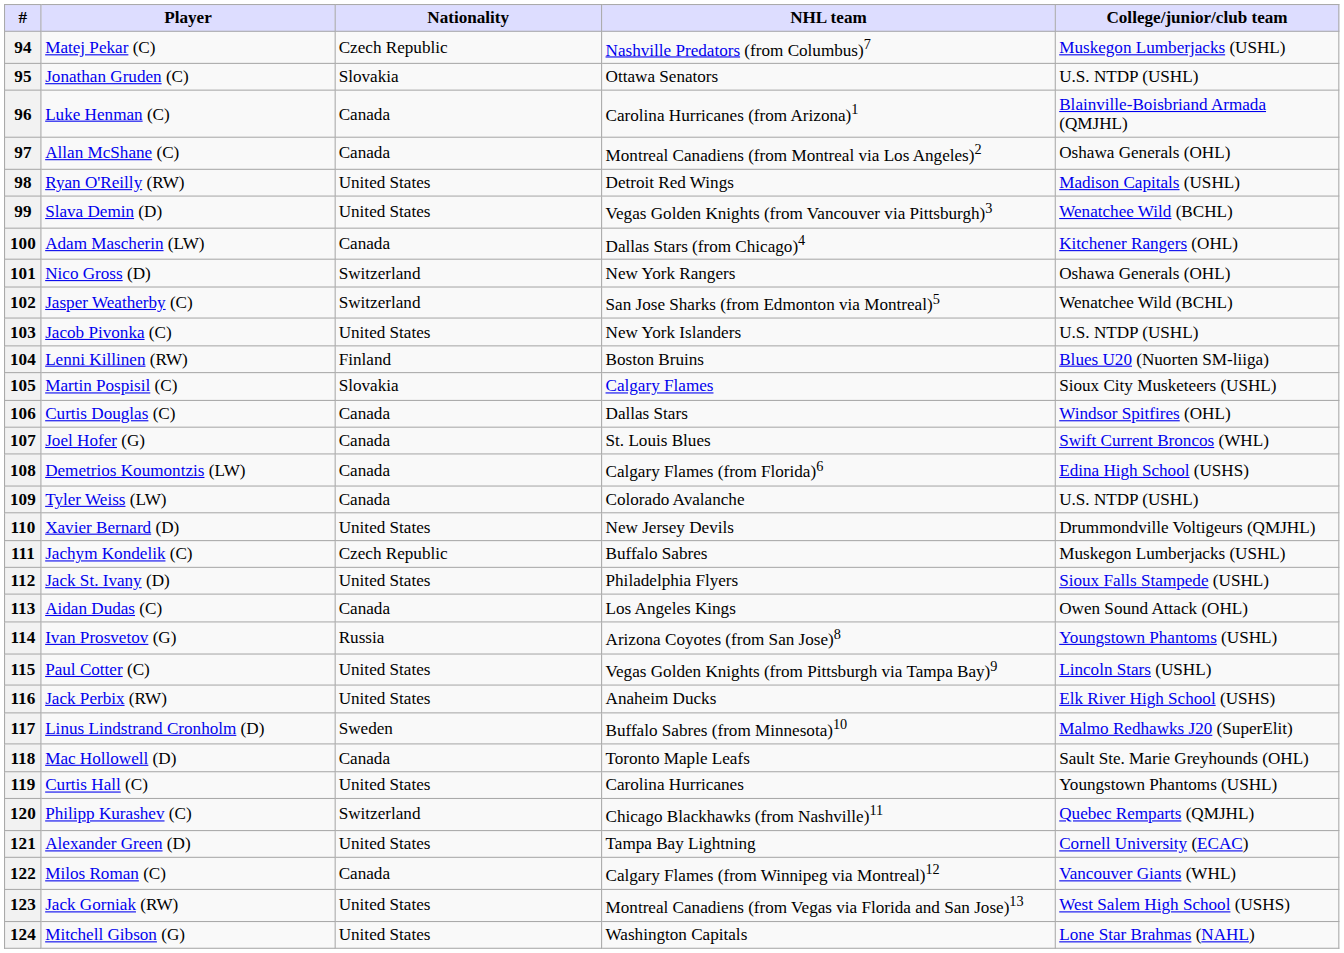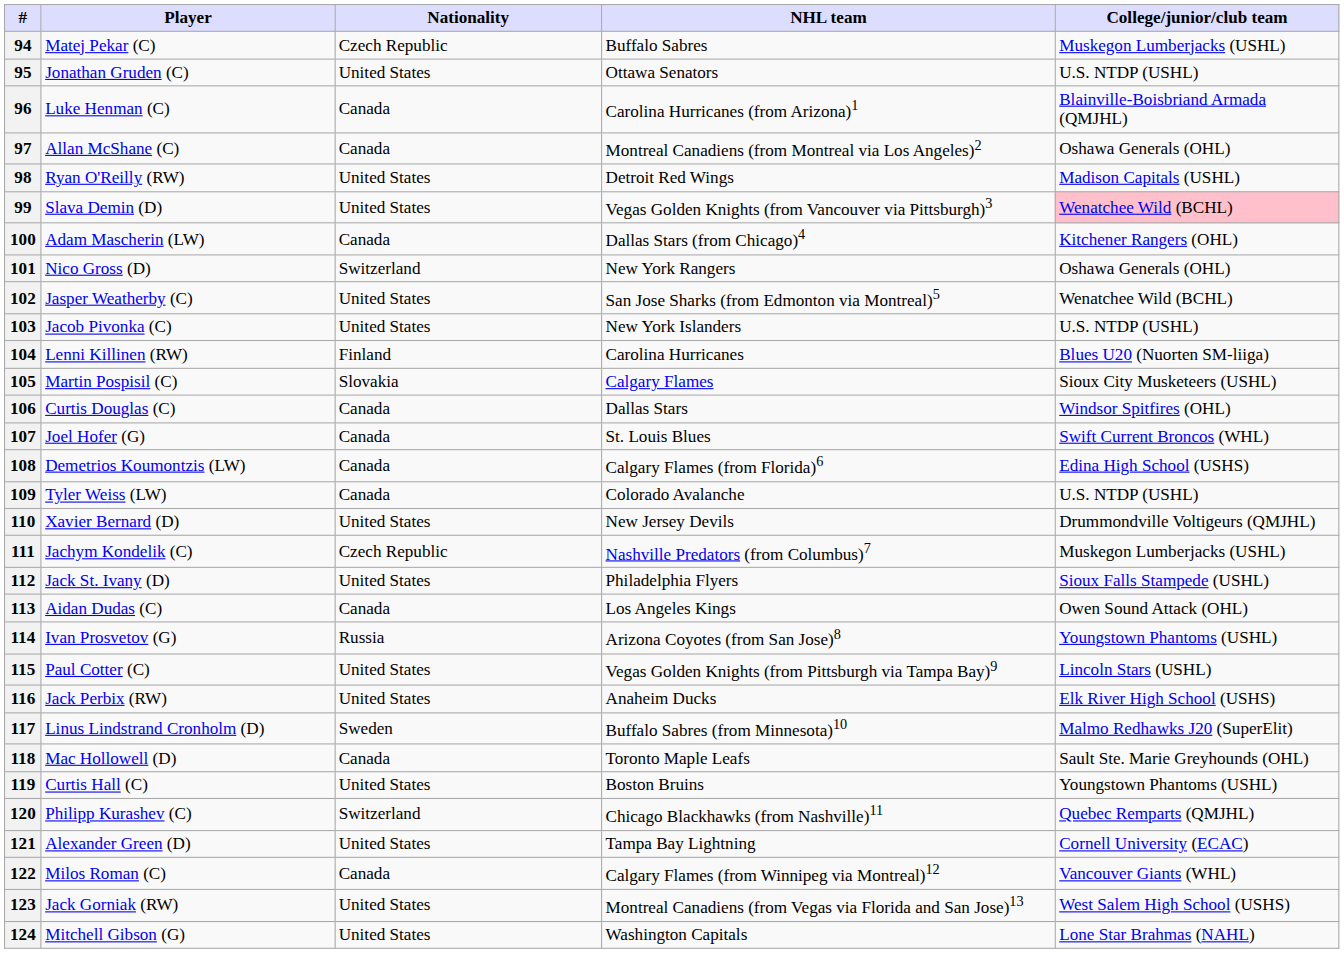(738, 47) Nashville Predators (from Columbus)7 -> (656, 45) Buffalo Sabres
(369, 77) Slovakia -> (385, 72) United States
(1146, 211) no background -> (1146, 207) pink background
(380, 302) Switzerland -> (385, 297) United States
(655, 359) Boston Bruins -> (675, 354) Carolina Hurricanes
(656, 553) Buffalo Sabres -> (738, 551) Nashville Predators (from Columbus)7
(675, 784) Carolina Hurricanes -> (655, 784) Boston Bruins
